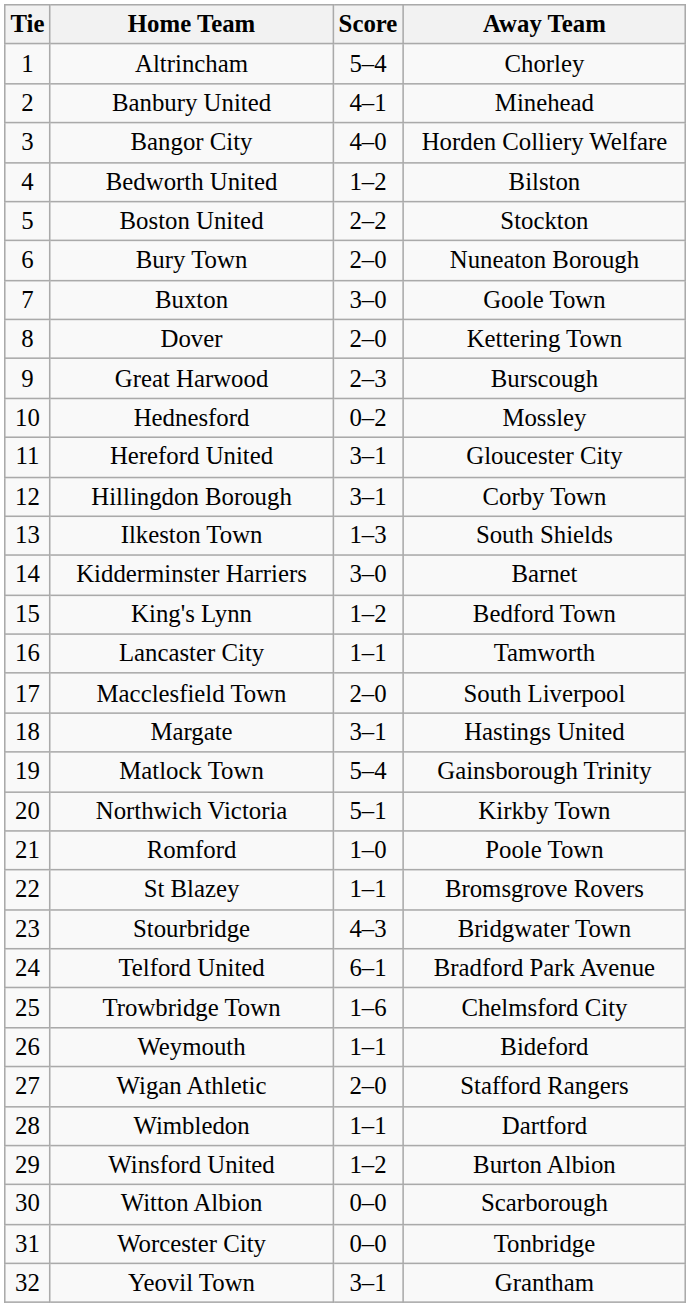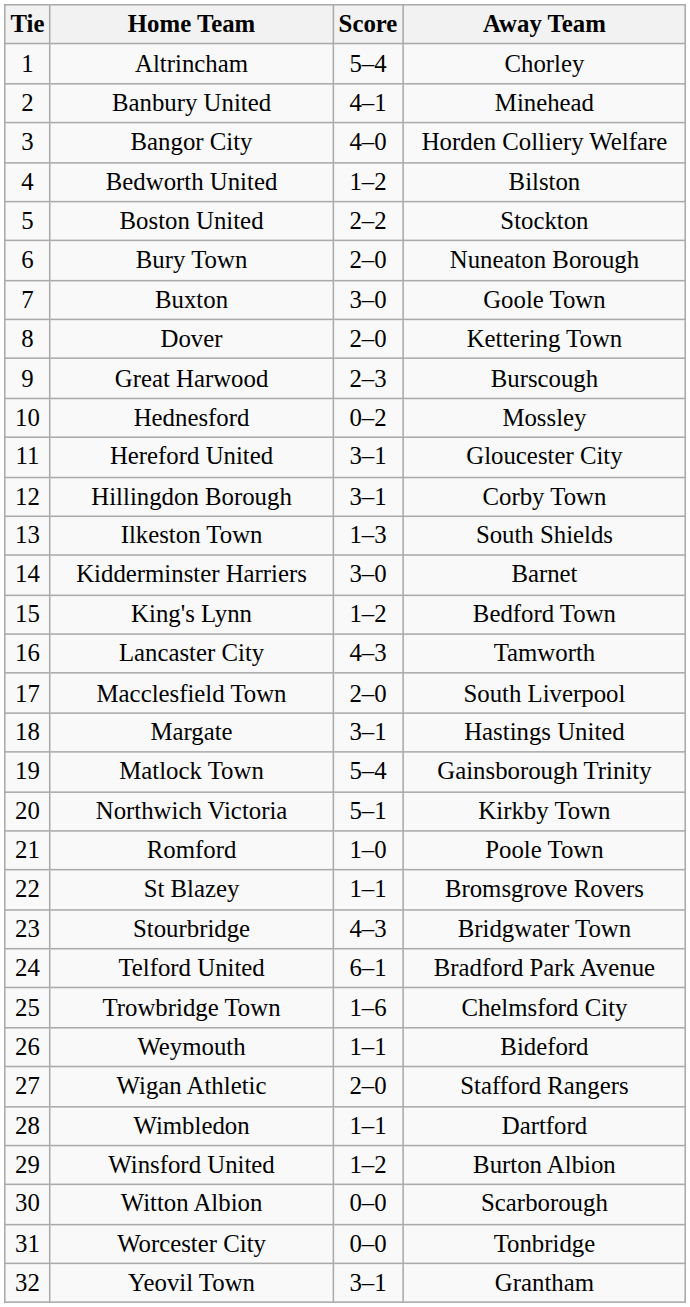(368, 653) 1–1 -> (368, 653) 4–3
